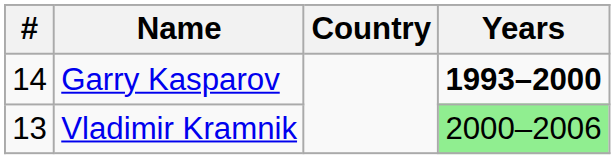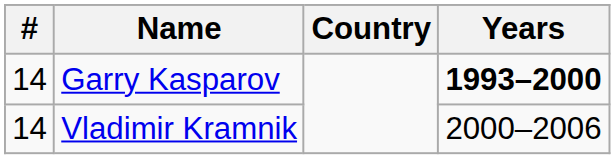(30, 128) 13 -> (30, 128) 14
(523, 128) lightgreen background -> (523, 128) no background
